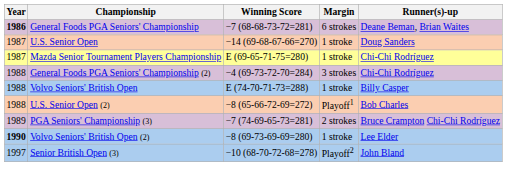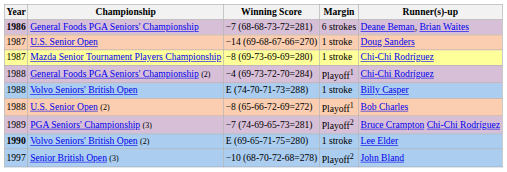(267, 57) E (69-65-71-75=280) -> (269, 57) −8 (69-73-69-69=280)
(339, 73) 3 strokes -> (338, 74) Playoff1
(339, 121) 2 strokes -> (338, 125) Playoff2
(269, 136) −8 (69-73-69-69=280) -> (267, 141) E (69-65-71-75=280)
